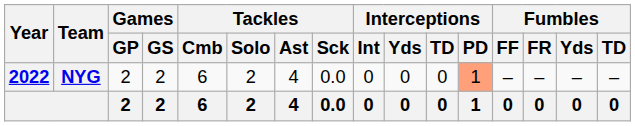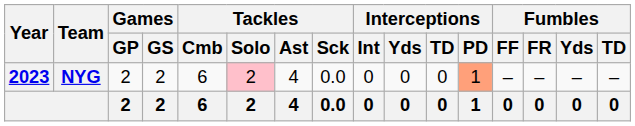(29, 76) 2022 -> (29, 76) 2023
(251, 76) no background -> (251, 76) pink background
